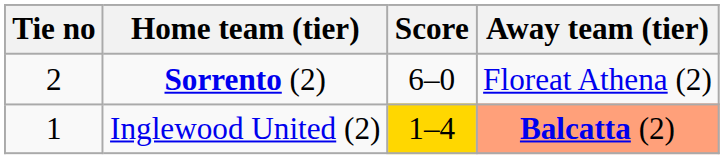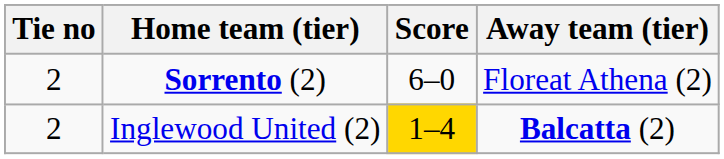(54, 128) 1 -> (54, 128) 2
(597, 128) lightsalmon background -> (597, 128) no background
